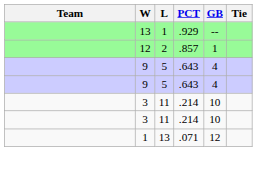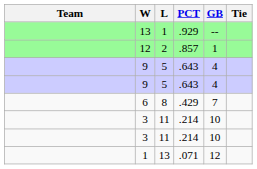+ row: (145, 102)
